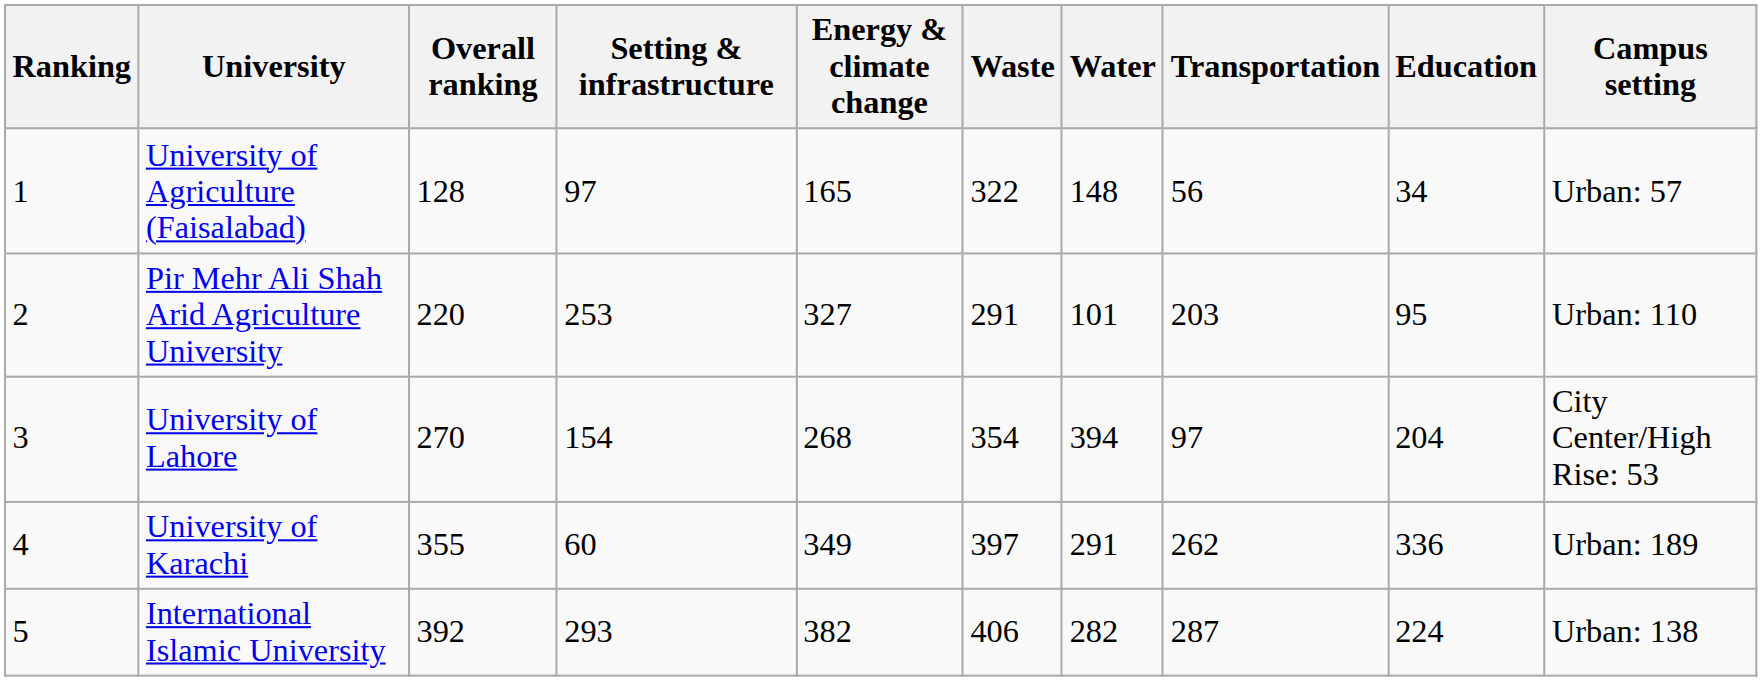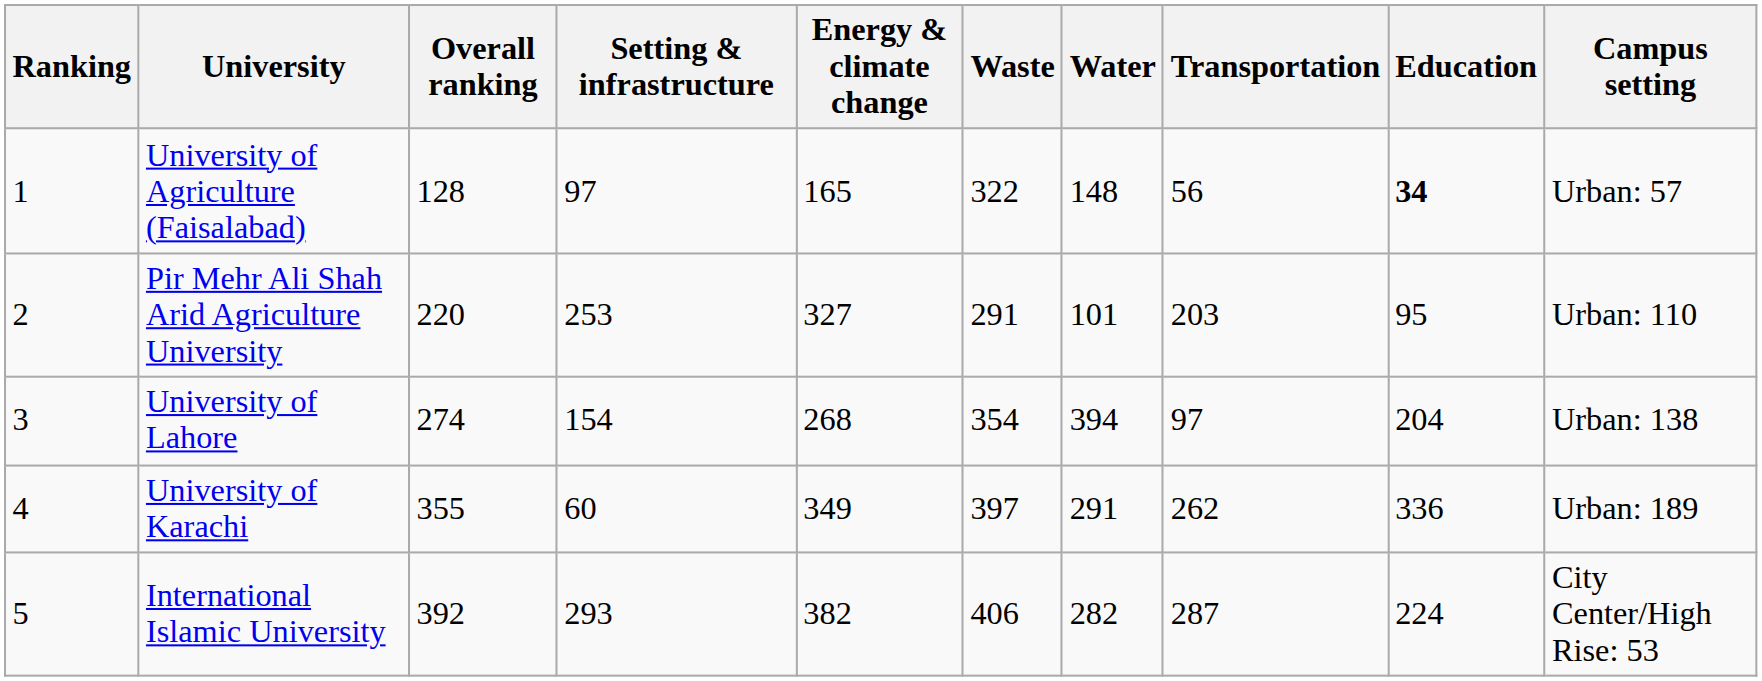(1411, 190) normal -> (1411, 190) bold
(441, 438) 270 -> (441, 420) 274
(1632, 438) City Center/High Rise: 53 -> (1625, 420) Urban: 138
(1625, 631) Urban: 138 -> (1632, 613) City Center/High Rise: 53
